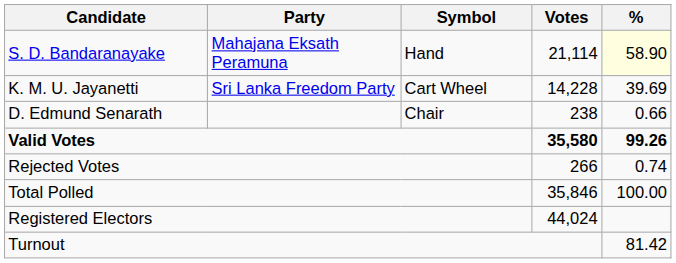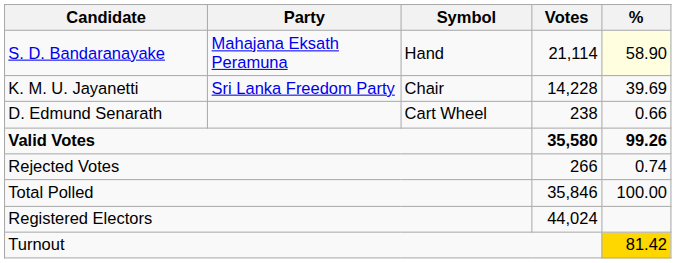(446, 88) Cart Wheel -> (424, 88) Chair
(424, 114) Chair -> (446, 114) Cart Wheel
(646, 245) no background -> (646, 245) gold background
